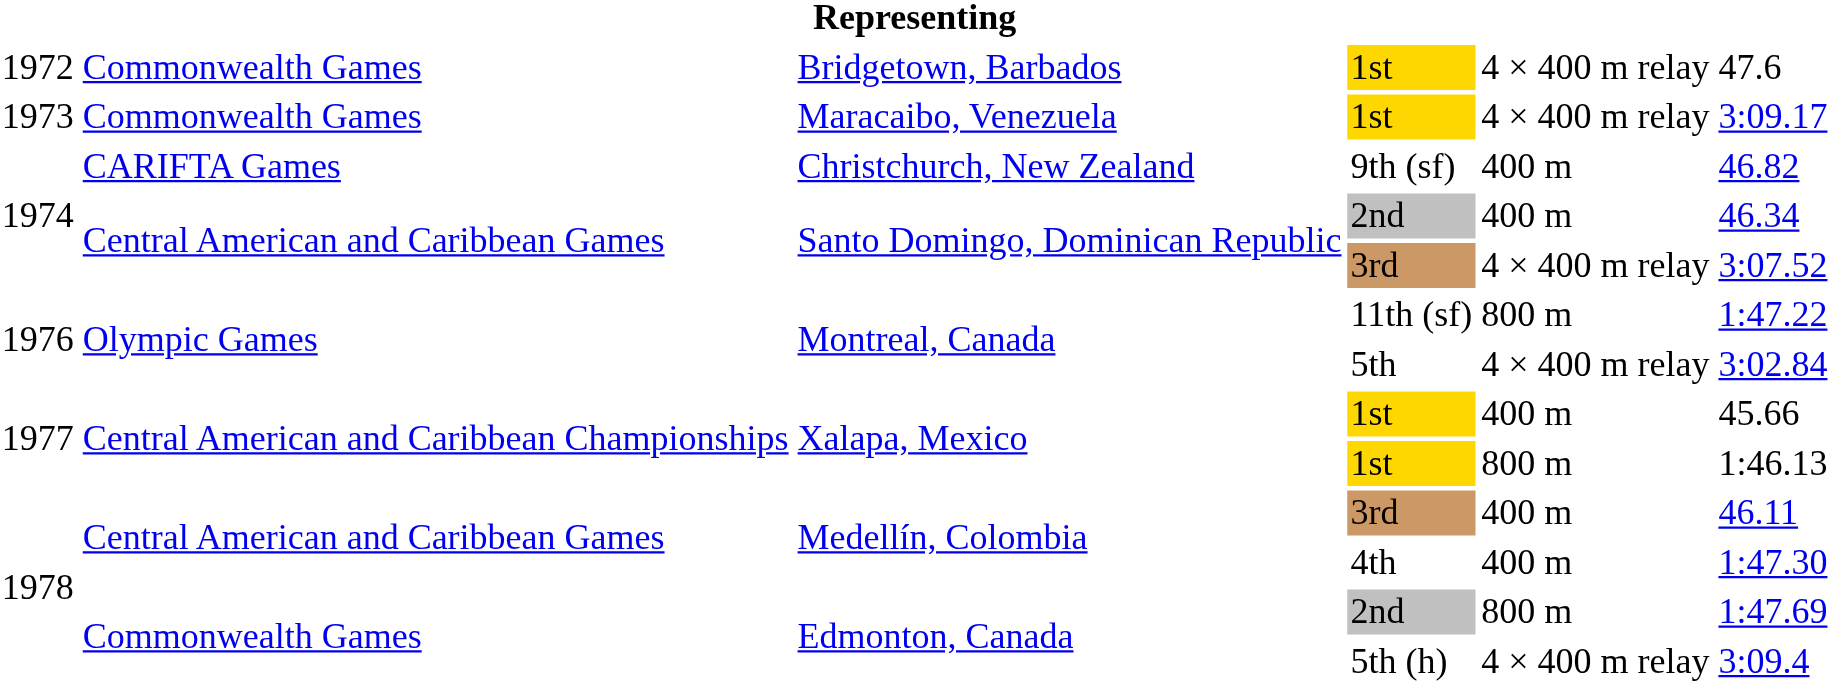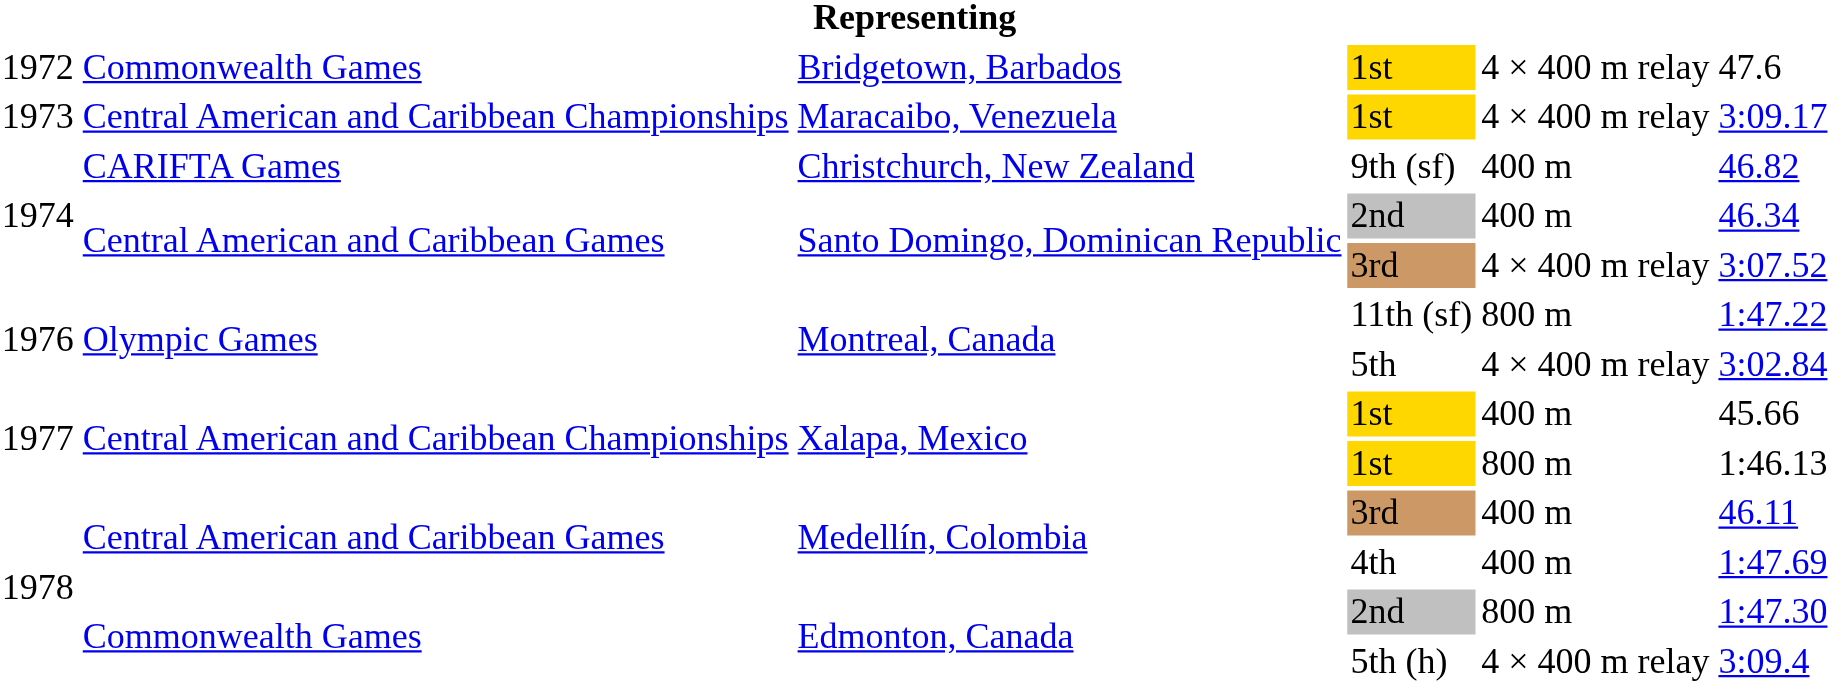(252, 116) Commonwealth Games -> (436, 116) Central American and Caribbean Championships
(1773, 561) 1:47.30 -> (1773, 561) 1:47.69
(1773, 611) 1:47.69 -> (1773, 611) 1:47.30
